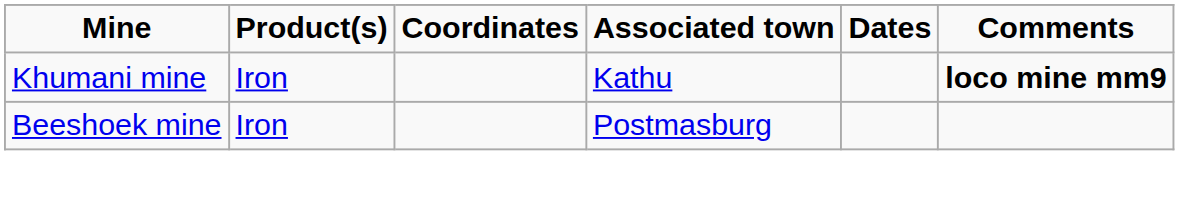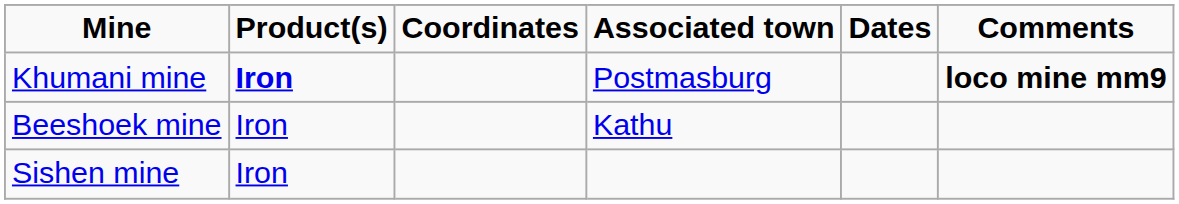(262, 76) normal -> (264, 76) bold
(633, 76) Kathu -> (682, 76) Postmasburg
(682, 125) Postmasburg -> (633, 125) Kathu
+ row: (96, 173)
